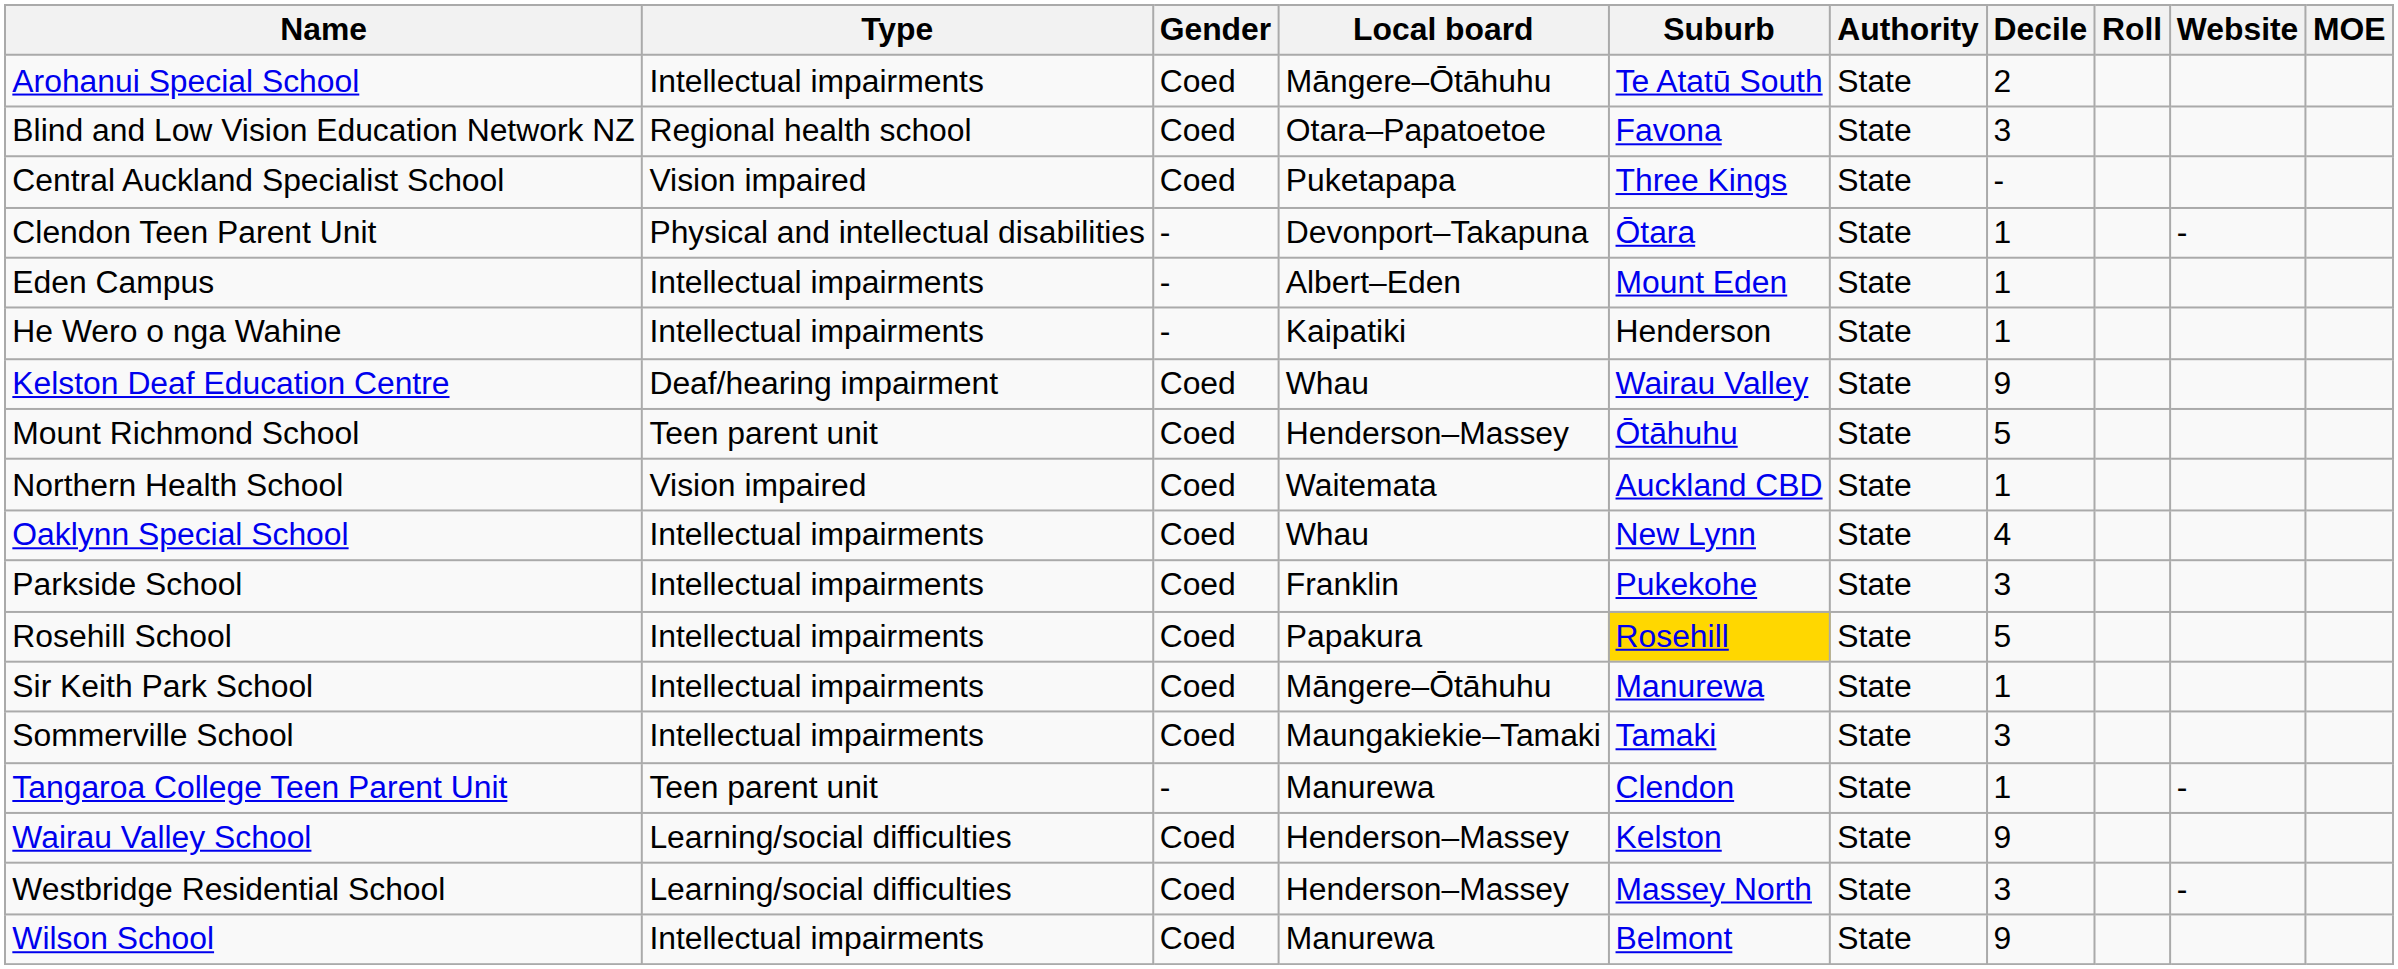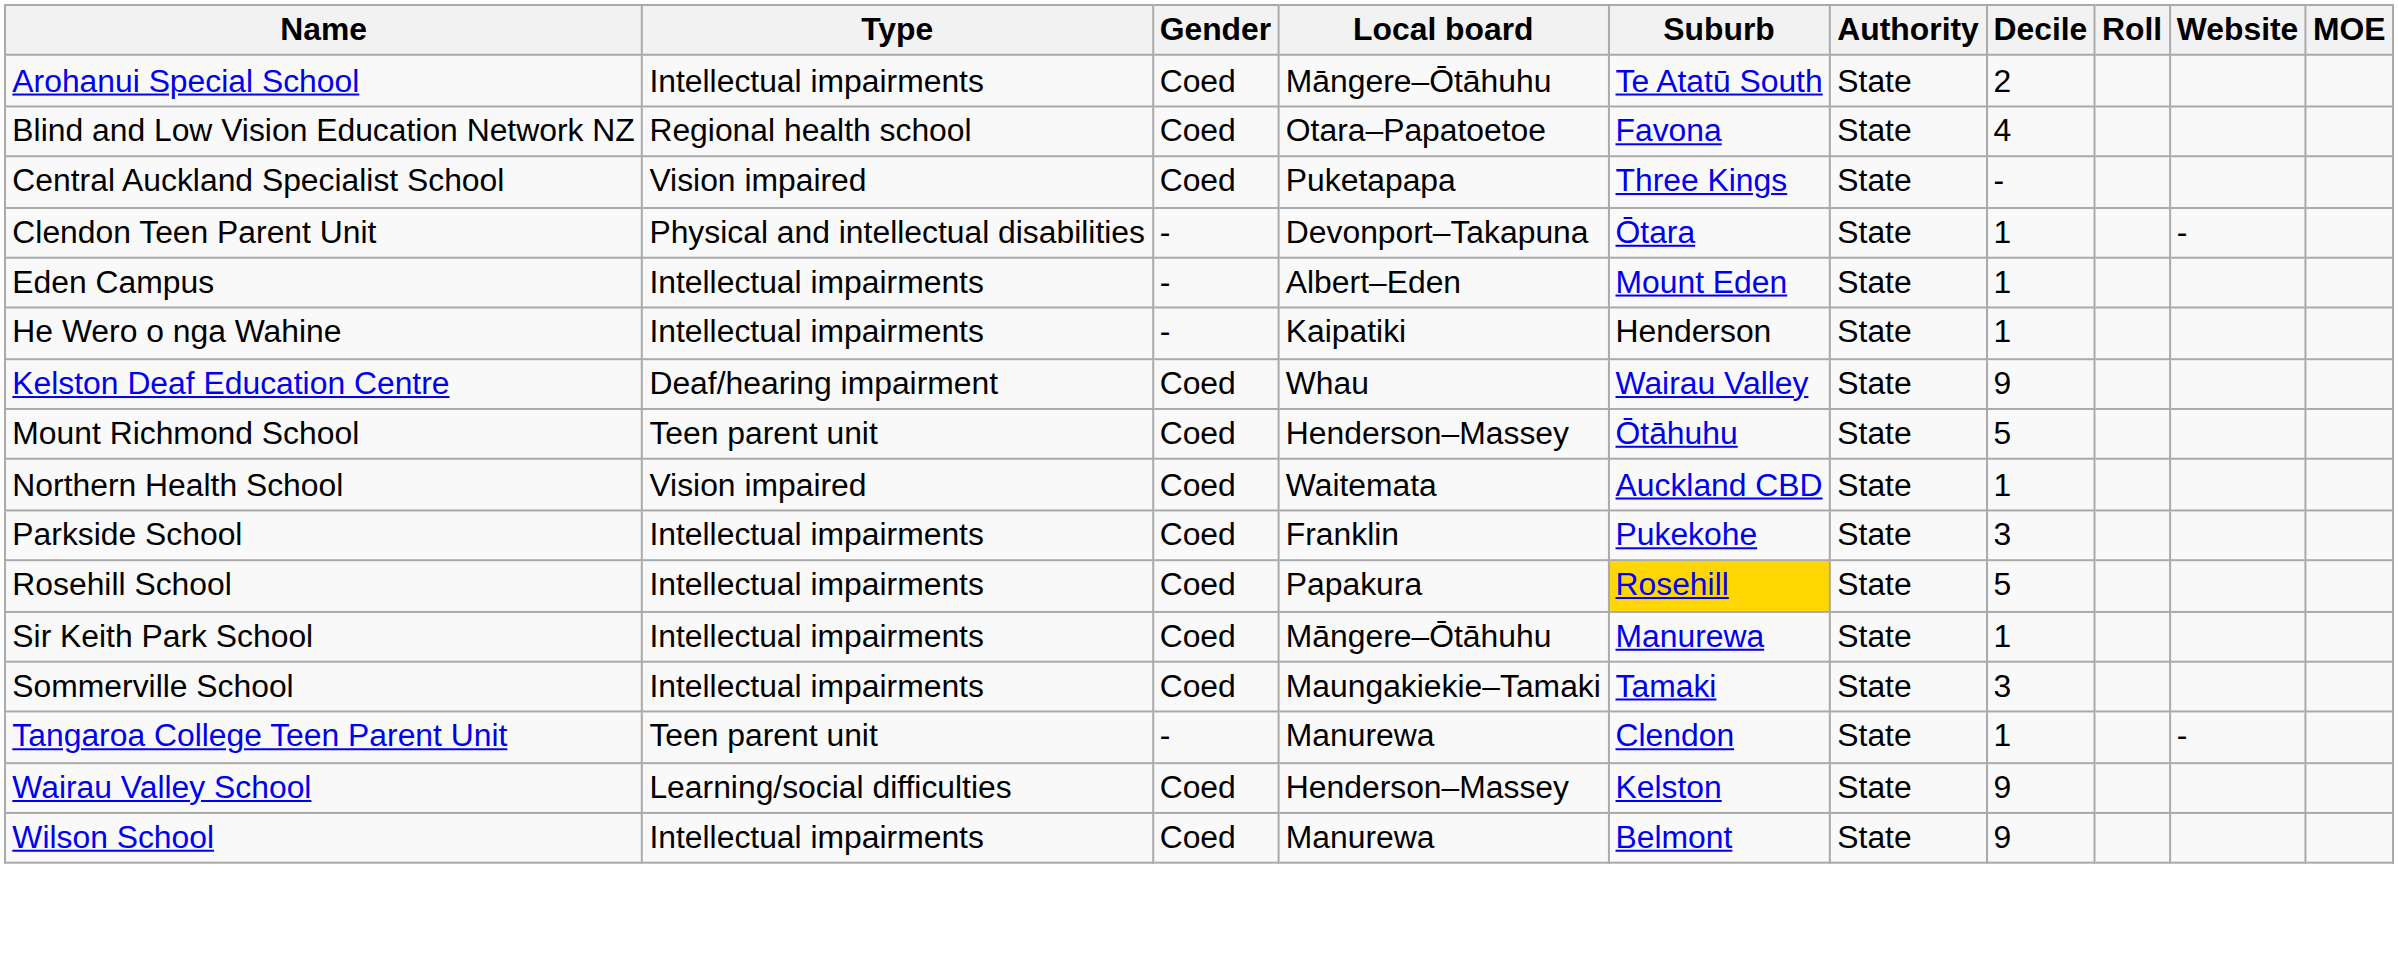(2002, 130) 3 -> (2002, 130) 4
- row: (180, 534)
- row: (229, 888)
